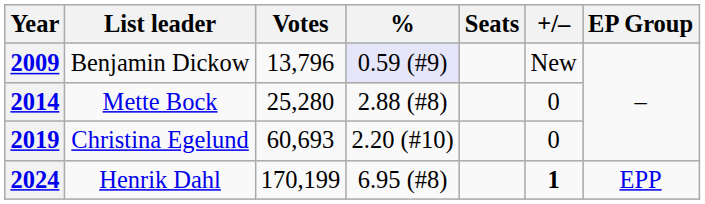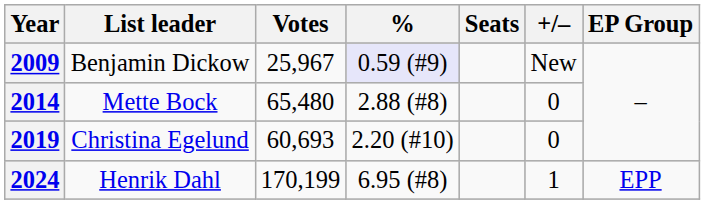(301, 62) 13,796 -> (301, 62) 25,967
(301, 101) 25,280 -> (301, 101) 65,480
(554, 179) bold -> (554, 179) normal
